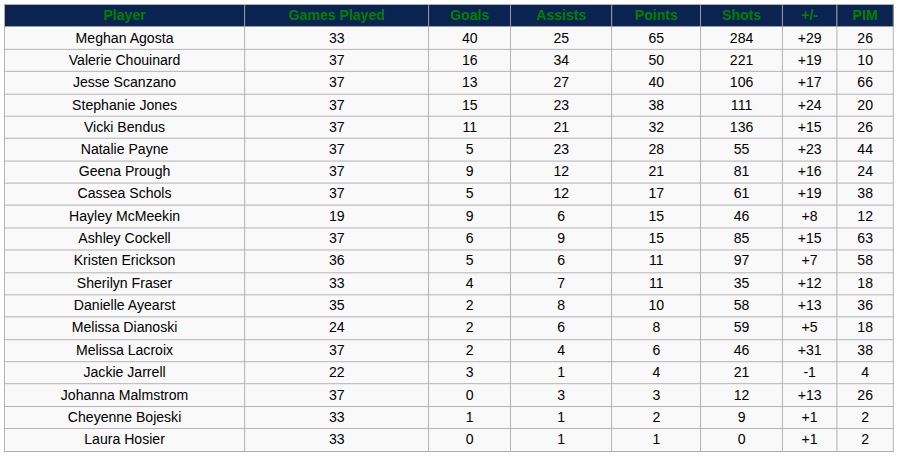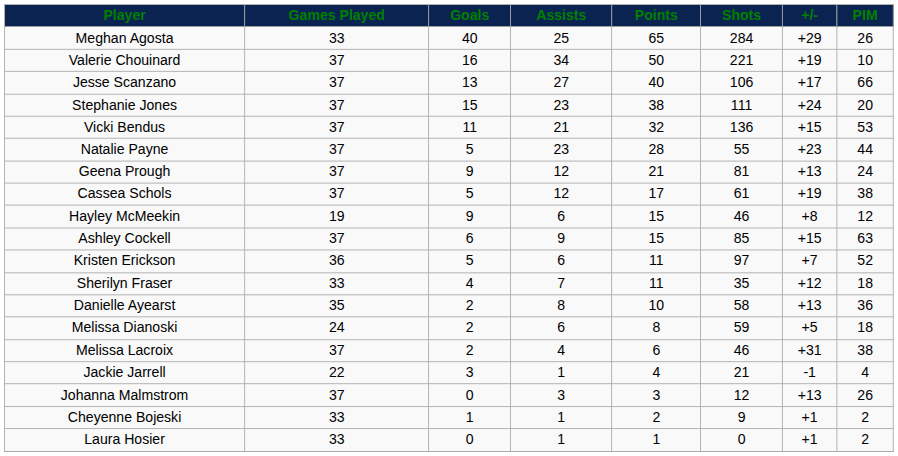(865, 127) 26 -> (865, 127) 53
(810, 171) +16 -> (810, 171) +13
(865, 261) 58 -> (865, 261) 52
